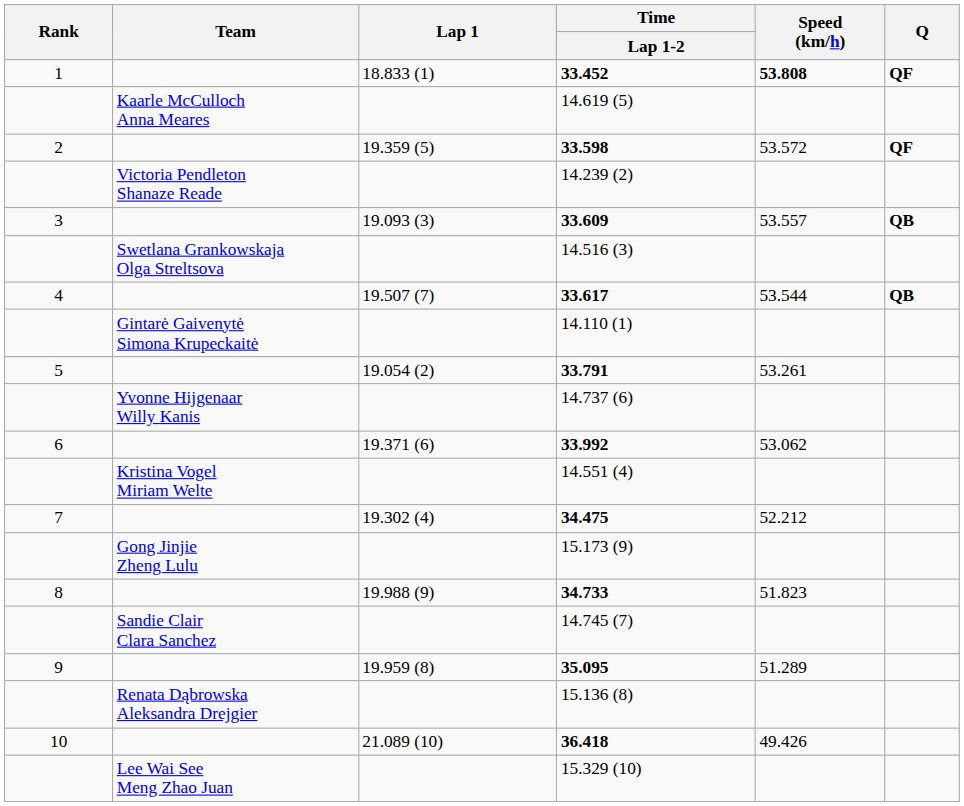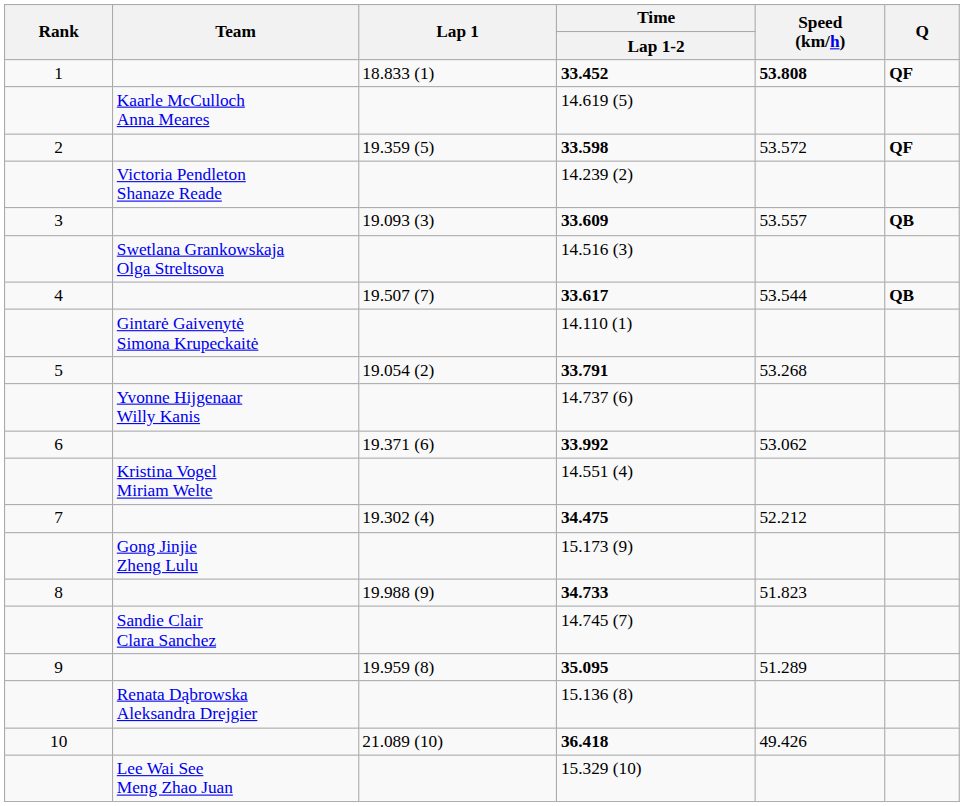(783, 370) 53.261 -> (783, 370) 53.268
